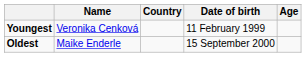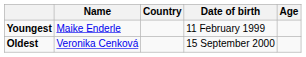(97, 28) Veronika Cenková -> (89, 28) Maike Enderle
(89, 44) Maike Enderle -> (97, 44) Veronika Cenková
